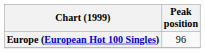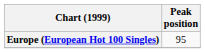(181, 39) 96 -> (181, 39) 95
